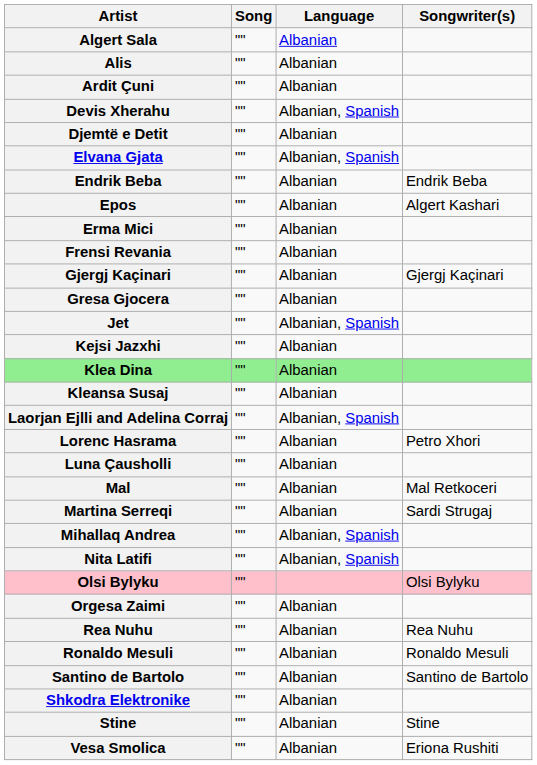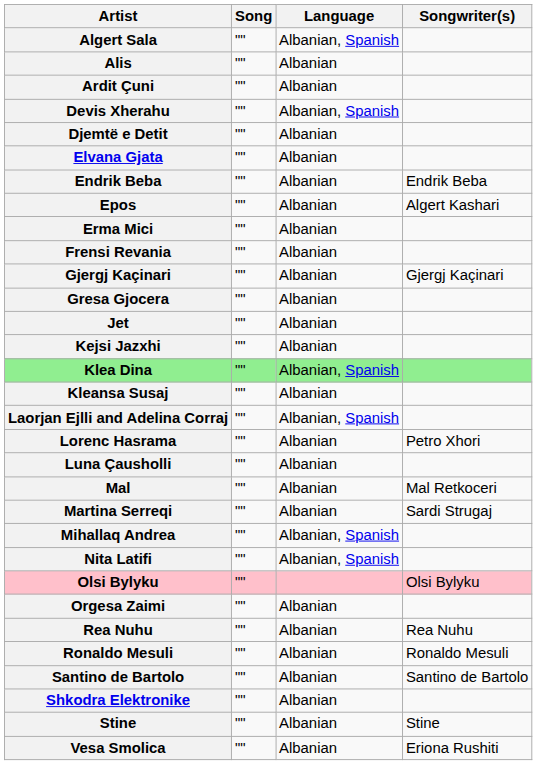(308, 39) Albanian -> (339, 39) Albanian, Spanish
(339, 157) Albanian, Spanish -> (308, 157) Albanian
(339, 323) Albanian, Spanish -> (308, 323) Albanian
(308, 370) Albanian -> (339, 370) Albanian, Spanish
